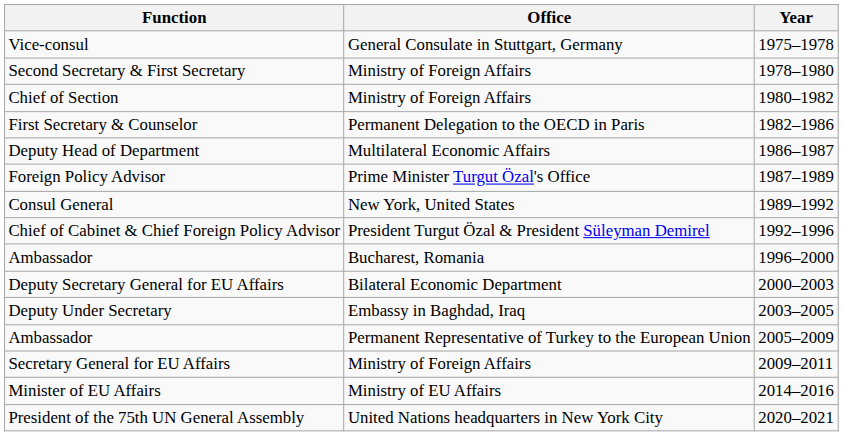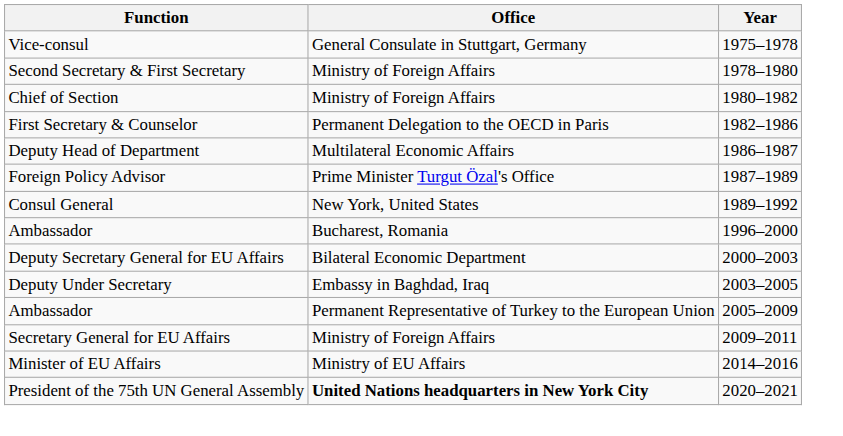- row: (174, 230)
(505, 417) normal -> (480, 390) bold
